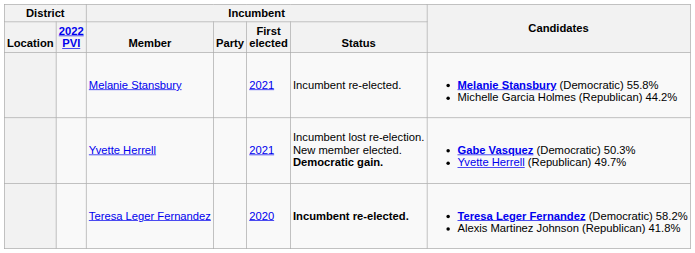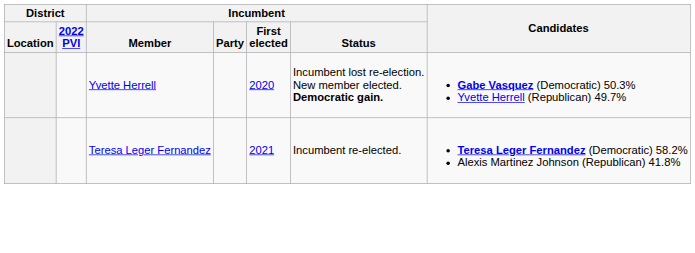- row: (135, 85)
(262, 150) 2021 -> (262, 85) 2020
(262, 216) 2020 -> (262, 150) 2021
(351, 216) bold -> (347, 150) normal
